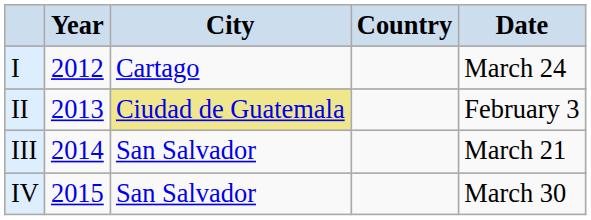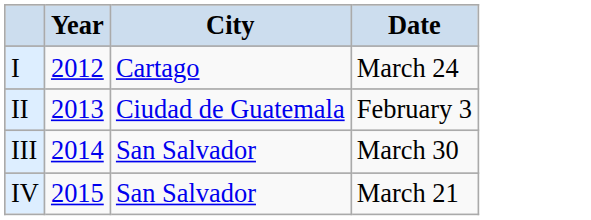- column: (404, 25)
(230, 109) khaki background -> (230, 109) no background
(515, 151) March 21 -> (408, 151) March 30
(515, 192) March 30 -> (408, 192) March 21
